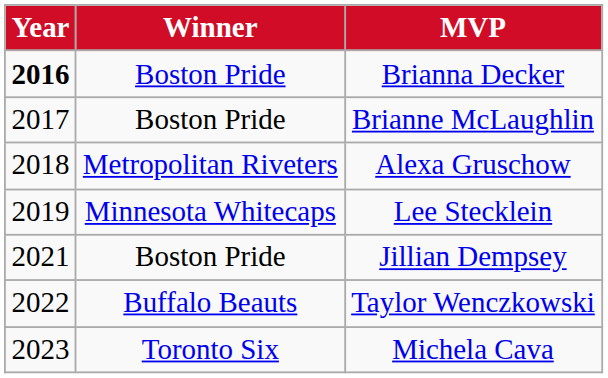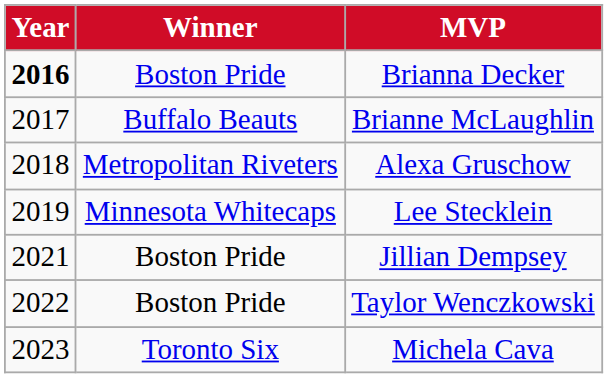(210, 119) Boston Pride -> (210, 119) Buffalo Beauts
(210, 303) Buffalo Beauts -> (210, 303) Boston Pride
